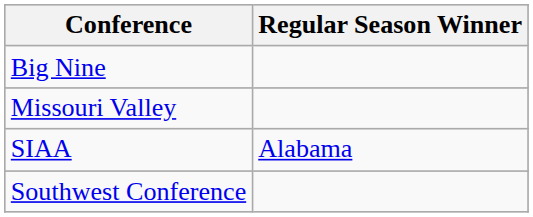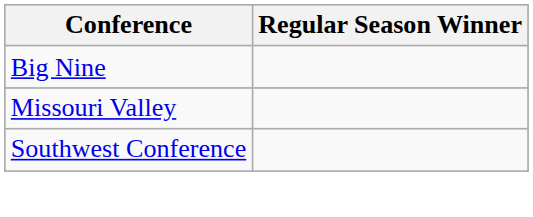- row: (41, 149)
